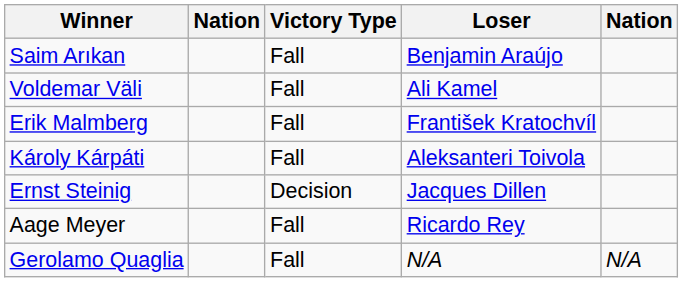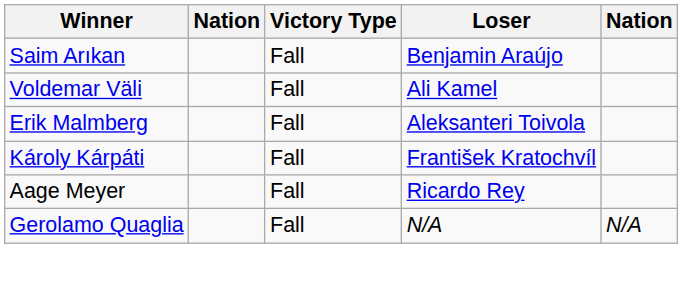(501, 123) František Kratochvíl -> (496, 123) Aleksanteri Toivola
(496, 157) Aleksanteri Toivola -> (501, 157) František Kratochvíl
- row: (70, 191)
